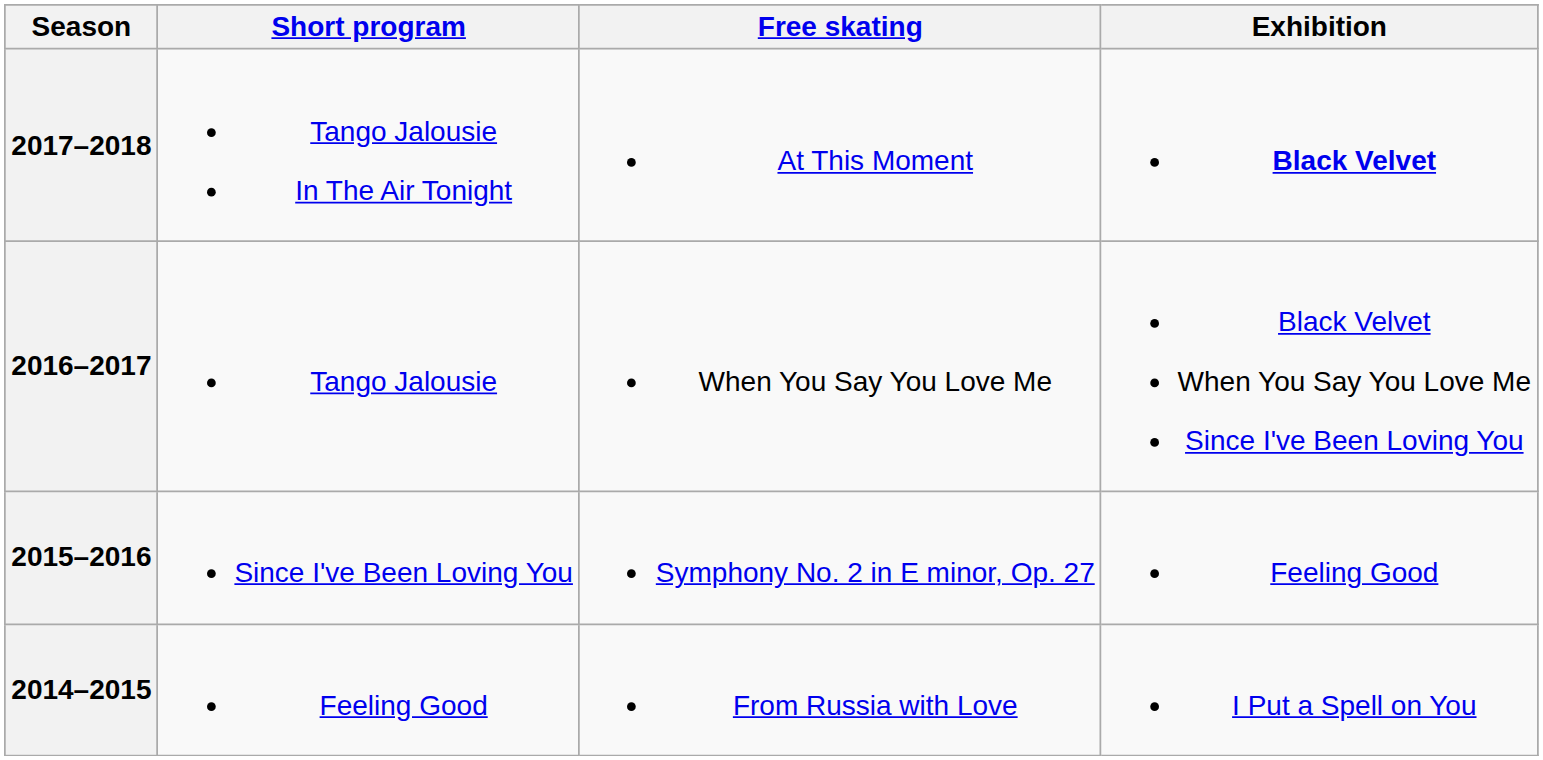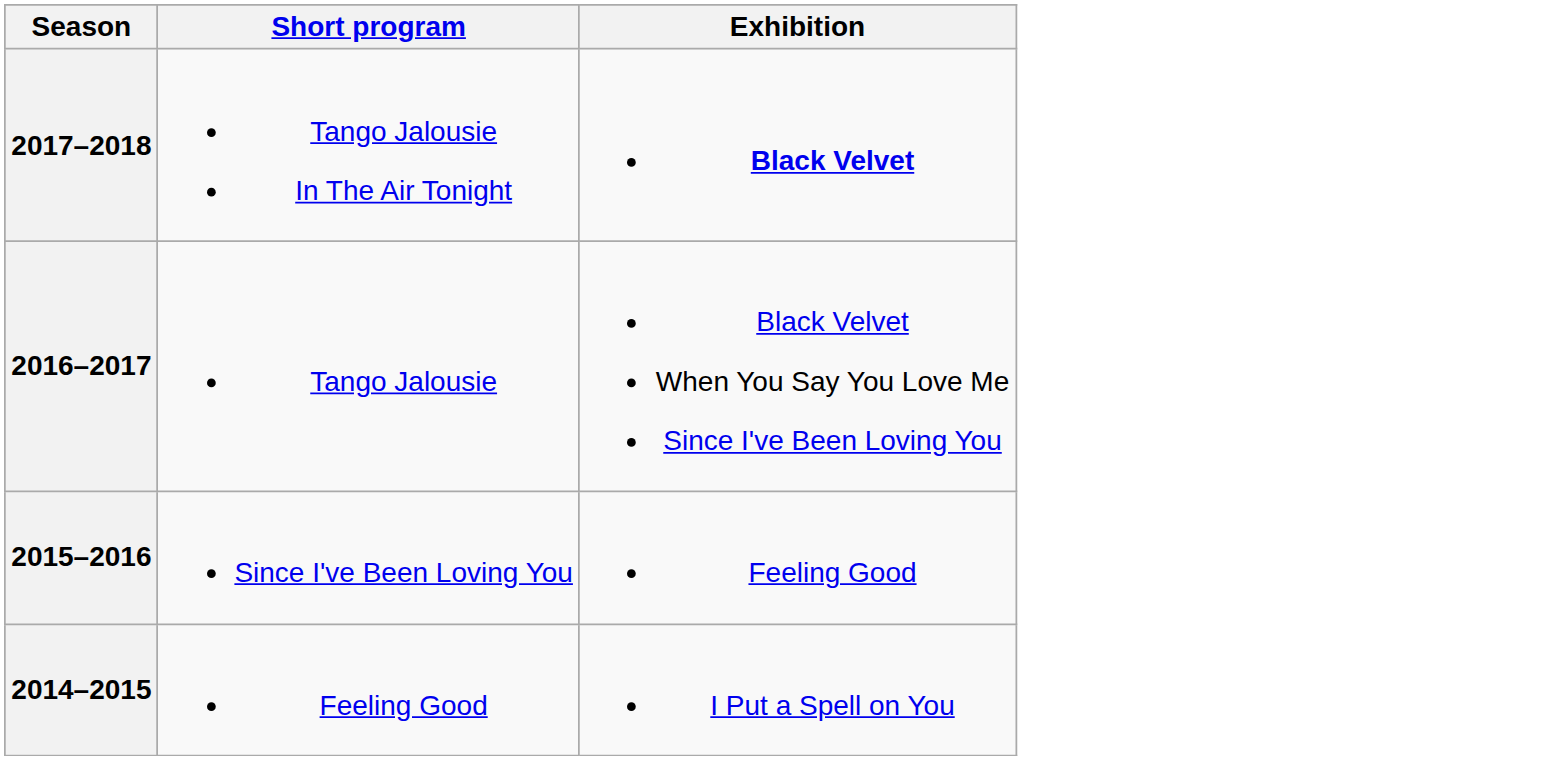- column: (840, 26)
